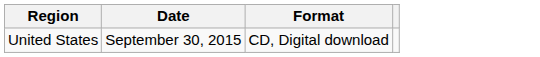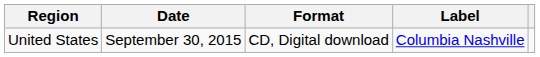+ column: (460, 16)
